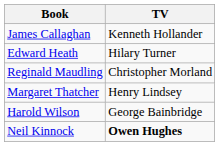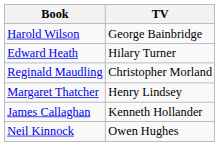rows swapped: (43, 111) <-> (49, 33)
(145, 131) bold -> (143, 131) normal
